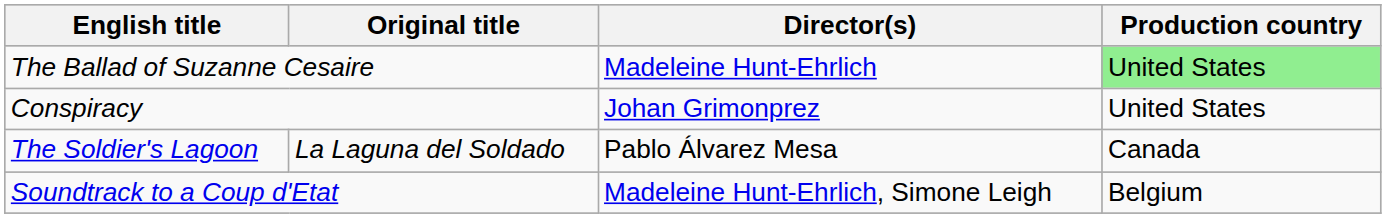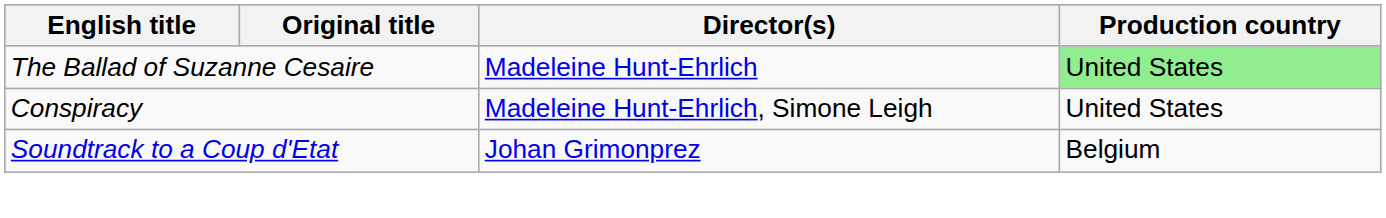(712, 108) Johan Grimonprez -> (709, 108) Madeleine Hunt-Ehrlich, Simone Leigh
- row: (134, 150)
(828, 191) Madeleine Hunt-Ehrlich, Simone Leigh -> (593, 150) Johan Grimonprez
